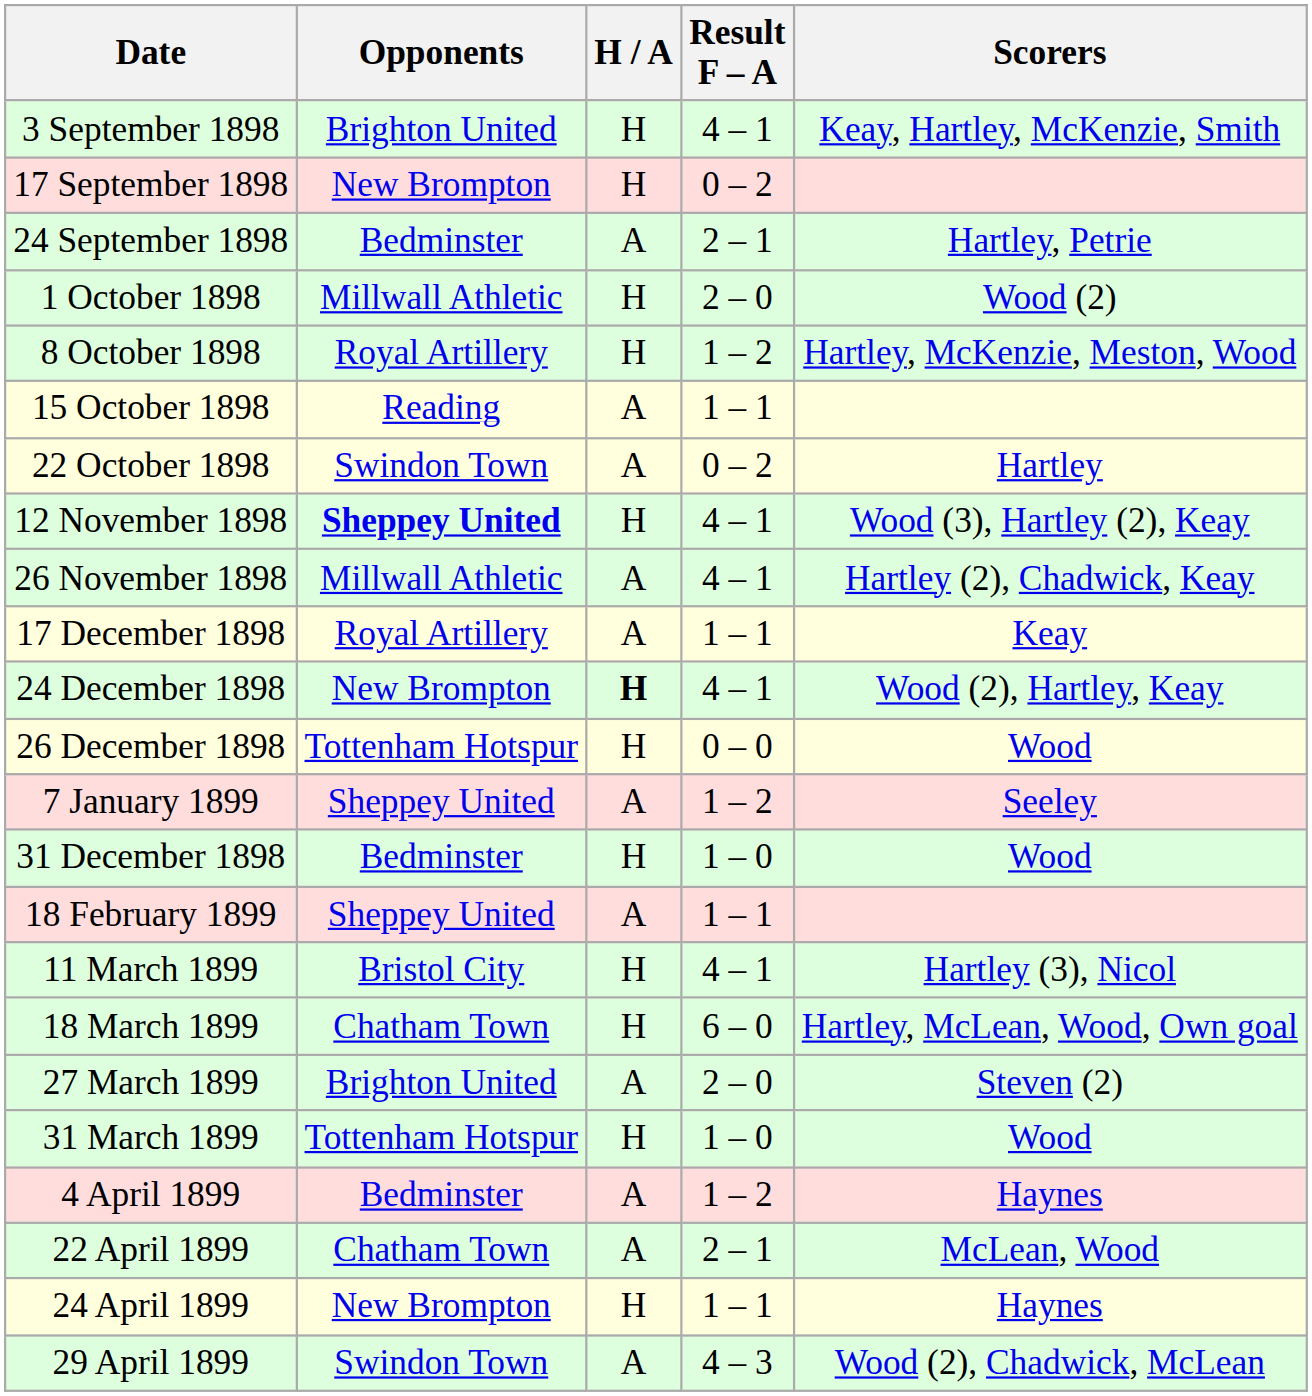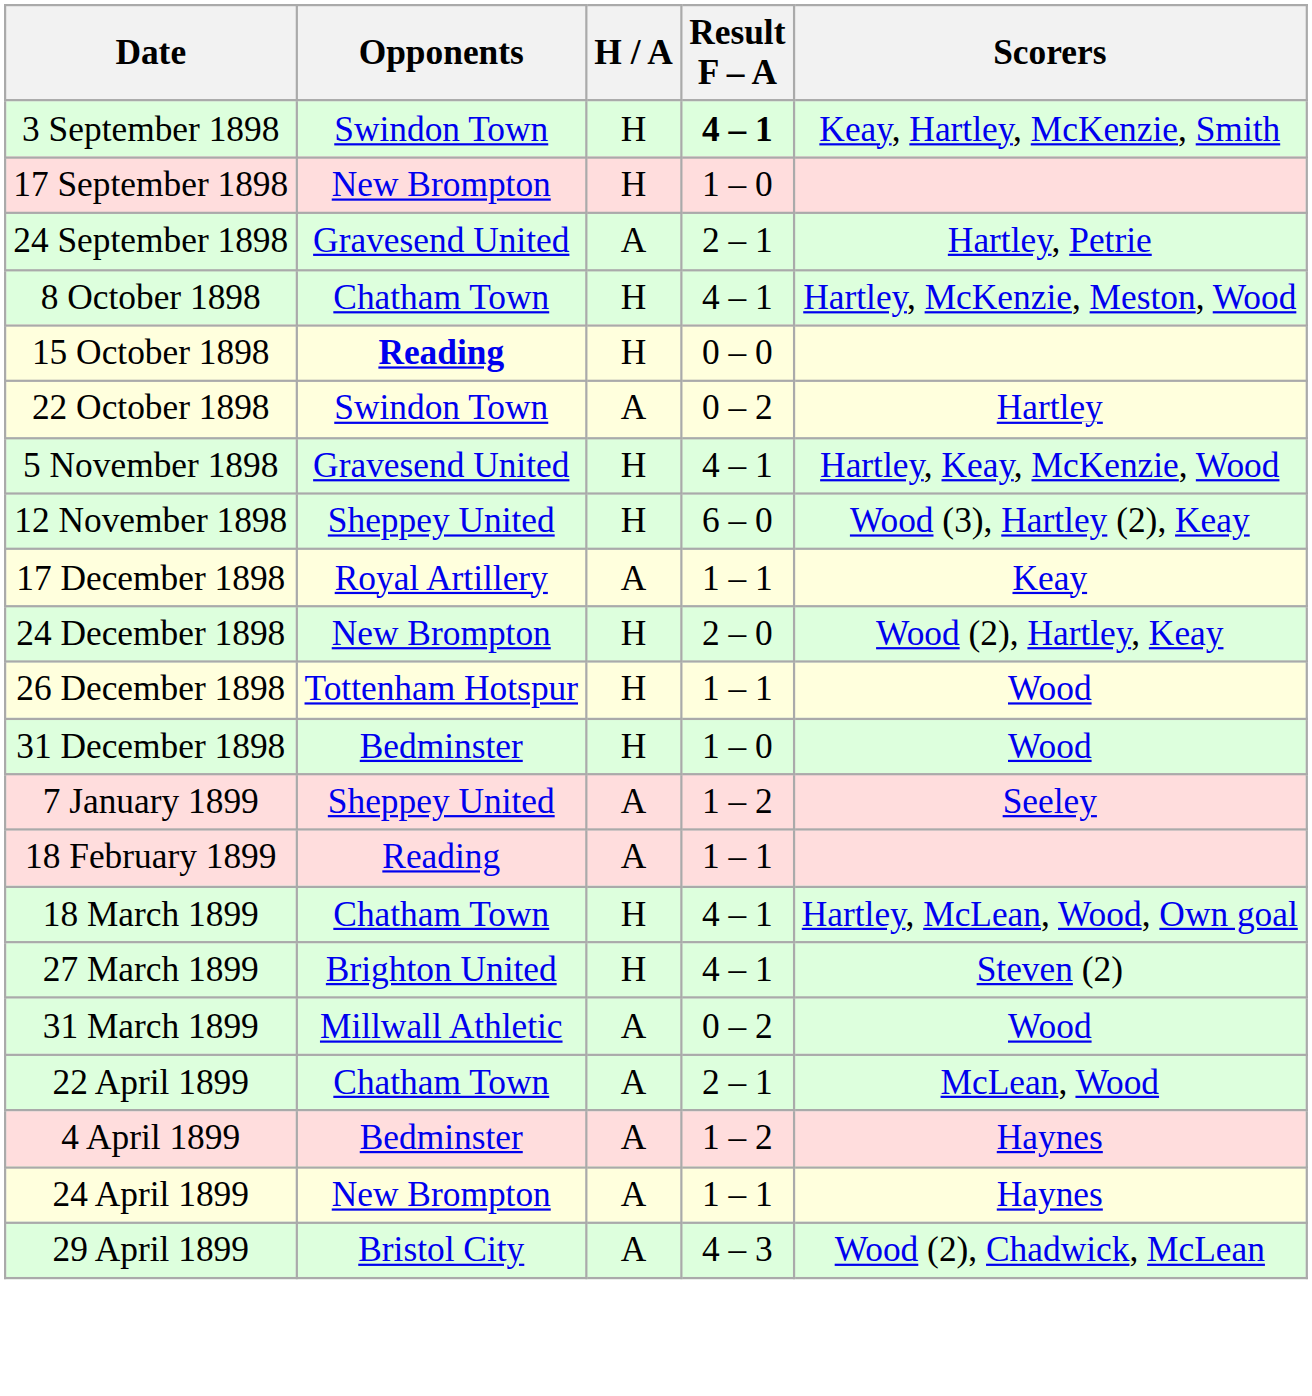(441, 128) Brighton United -> (441, 128) Swindon Town
(737, 128) normal -> (737, 128) bold
(737, 184) 0 – 2 -> (737, 184) 1 – 0
(441, 240) Bedminster -> (441, 240) Gravesend United
- row: (151, 296)
(441, 352) Royal Artillery -> (441, 296) Chatham Town
(737, 352) 1 – 2 -> (737, 296) 4 – 1
(441, 408) normal -> (441, 352) bold
(634, 408) A -> (634, 352) H
(737, 408) 1 – 1 -> (737, 352) 0 – 0
+ row: (151, 464)
(441, 520) bold -> (441, 520) normal
(737, 520) 4 – 1 -> (737, 520) 6 – 0
- row: (151, 577)
(634, 689) bold -> (634, 633) normal
(737, 689) 4 – 1 -> (737, 633) 2 – 0
(737, 745) 0 – 0 -> (737, 689) 1 – 1
rows swapped: (151, 857) <-> (151, 801)
(441, 913) Sheppey United -> (441, 857) Reading
- row: (151, 969)
(737, 1025) 6 – 0 -> (737, 913) 4 – 1
(634, 1081) A -> (634, 969) H
(737, 1081) 2 – 0 -> (737, 969) 4 – 1
(441, 1137) Tottenham Hotspur -> (441, 1025) Millwall Athletic
(634, 1137) H -> (634, 1025) A
(737, 1137) 1 – 0 -> (737, 1025) 0 – 2
rows swapped: (151, 1193) <-> (151, 1249)
(634, 1306) H -> (634, 1193) A
(441, 1362) Swindon Town -> (441, 1249) Bristol City
